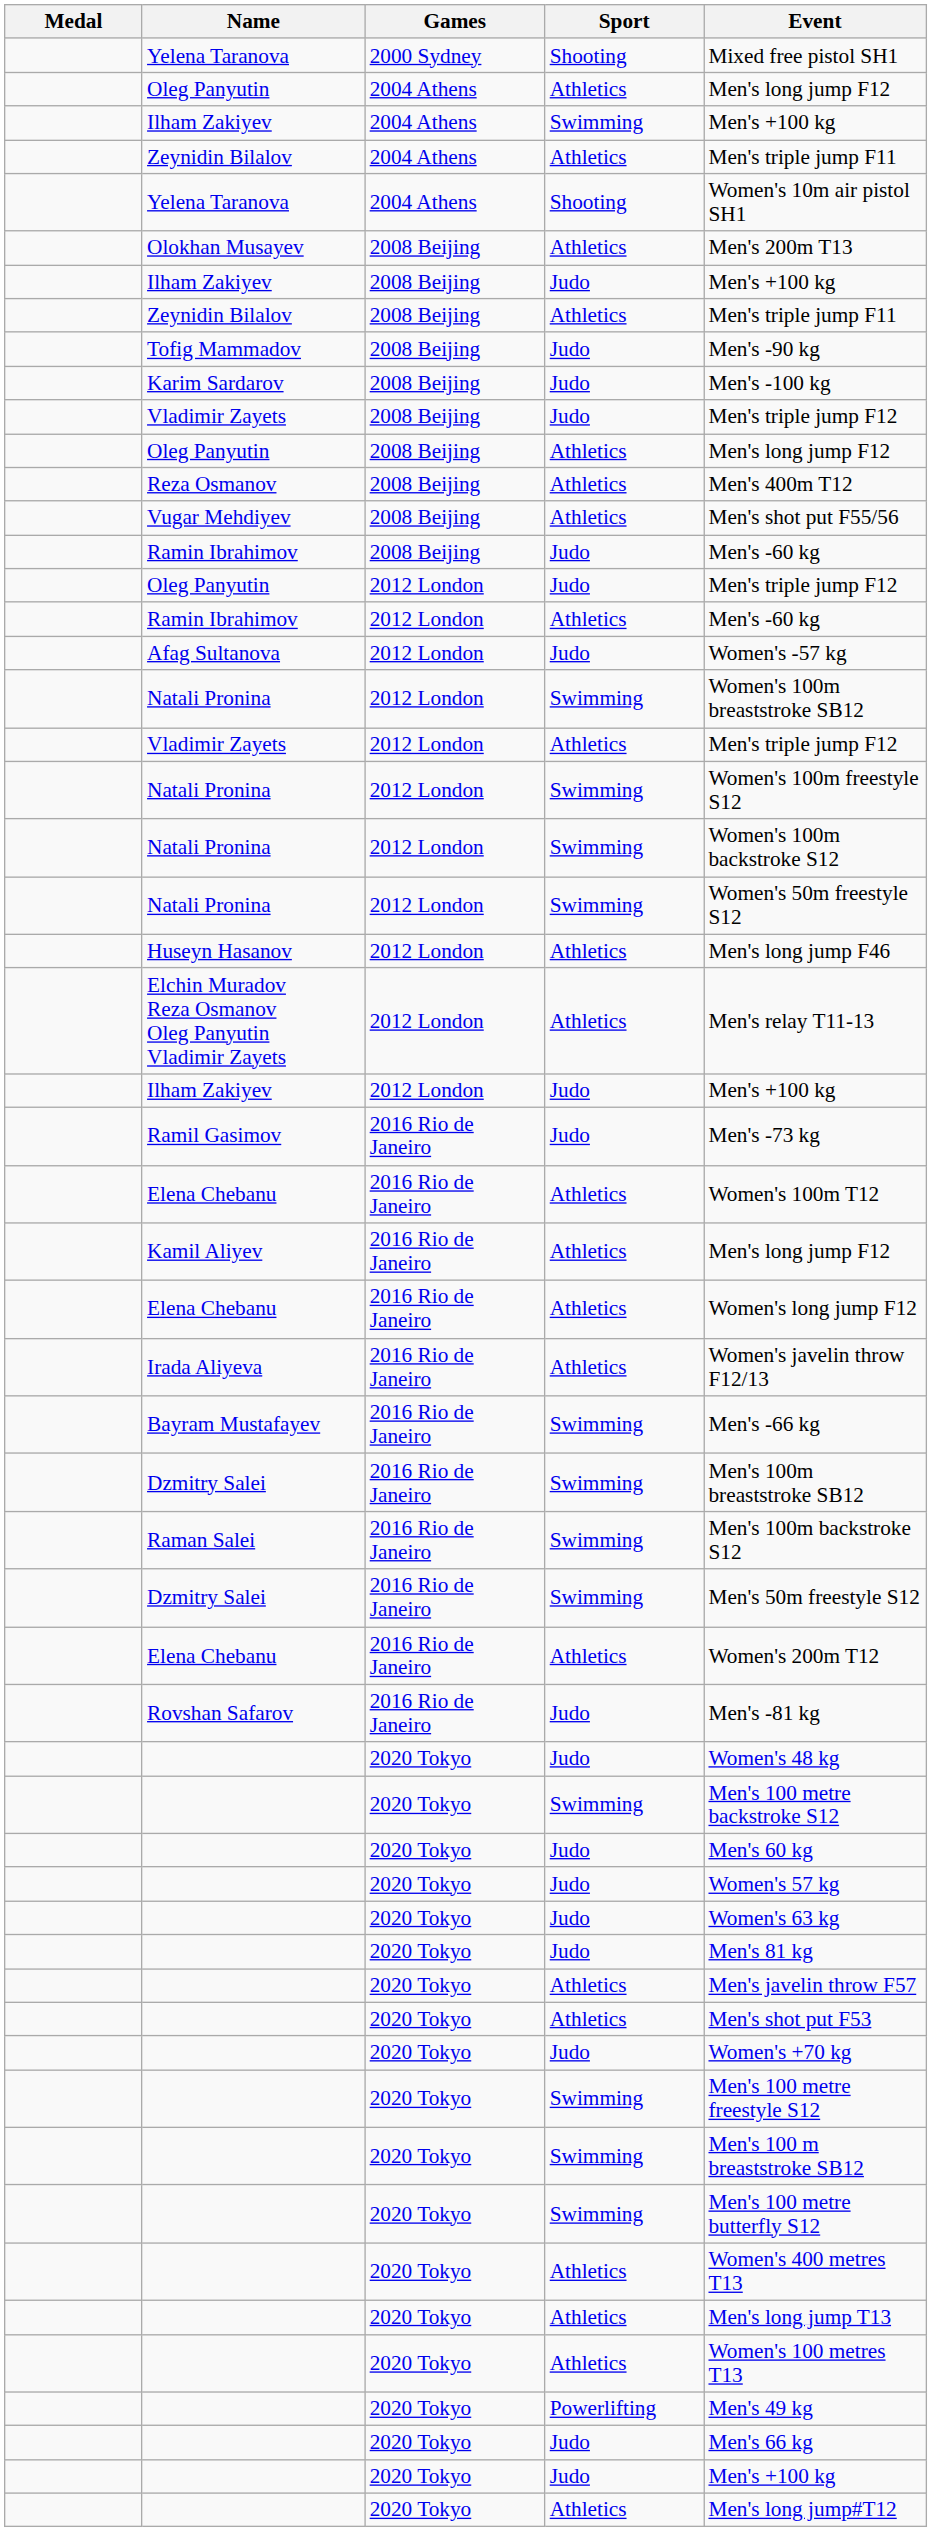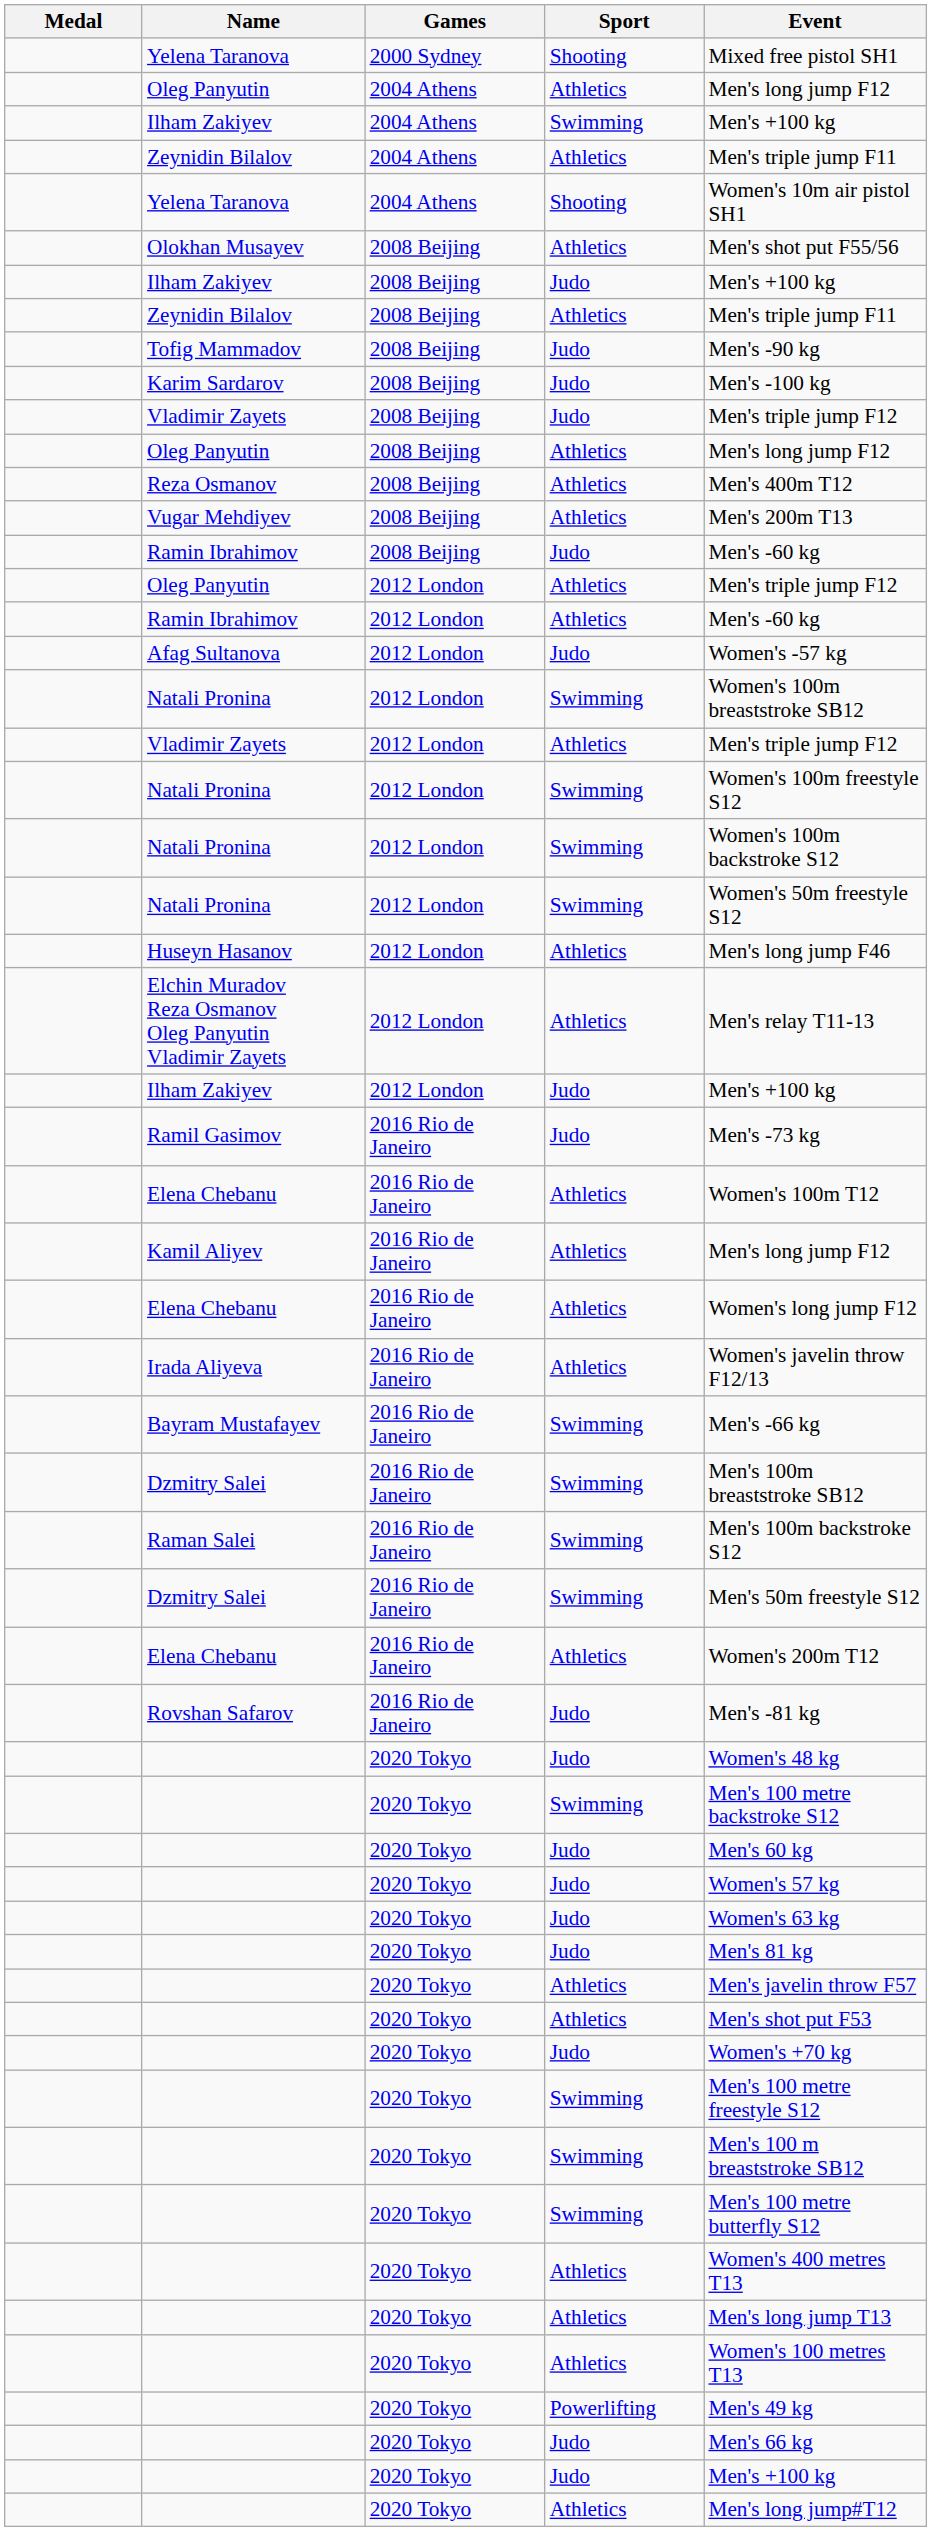(781, 247) Men's 200m T13 -> (804, 247) Men's shot put F55/56
(804, 517) Men's shot put F55/56 -> (781, 517) Men's 200m T13
(570, 585) Judo -> (588, 585) Athletics
